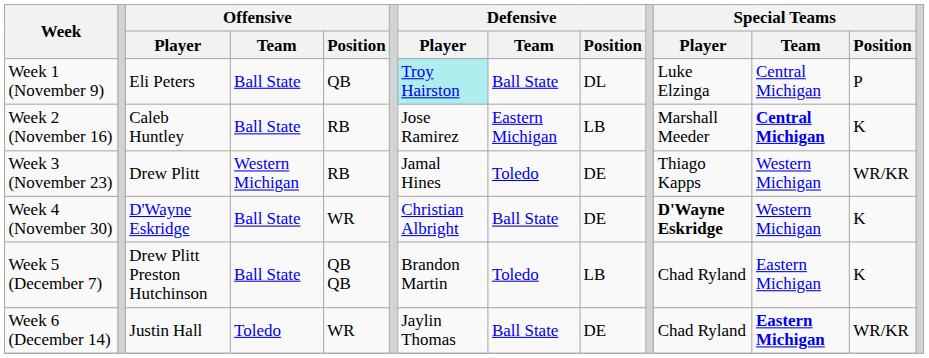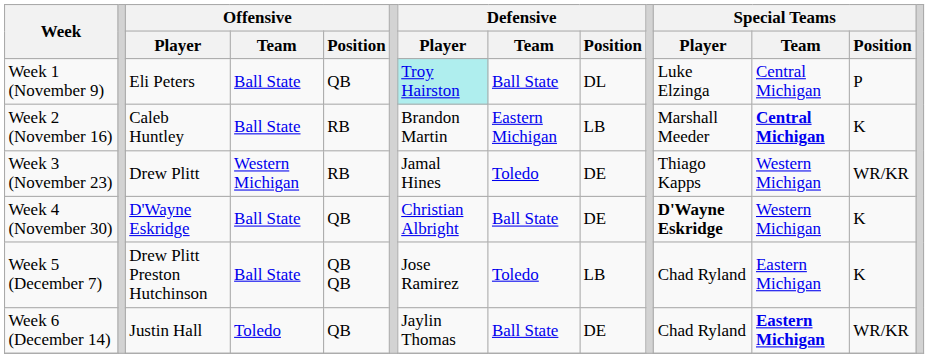(430, 127) Jose Ramirez -> (430, 127) Brandon Martin
(341, 219) WR -> (339, 219) QB
(430, 274) Brandon Martin -> (430, 274) Jose Ramirez
(341, 330) WR -> (339, 330) QB
